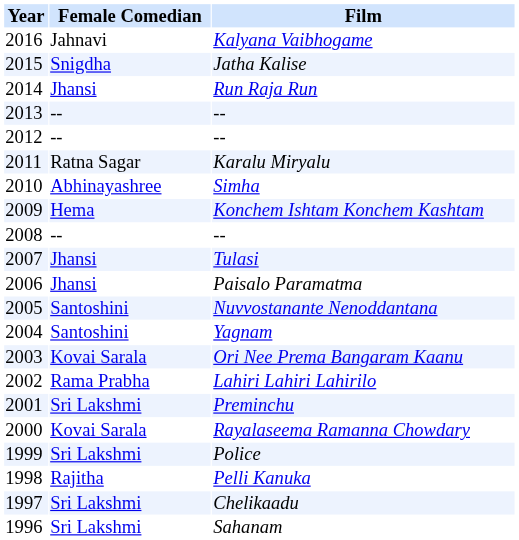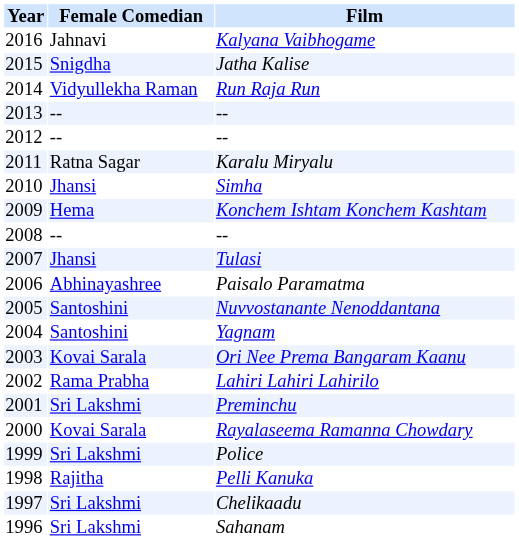(73, 88) Jhansi -> (124, 88) Vidyullekha Raman
(106, 186) Abhinayashree -> (73, 186) Jhansi
(73, 283) Jhansi -> (105, 283) Abhinayashree
